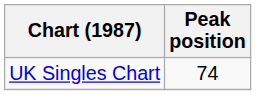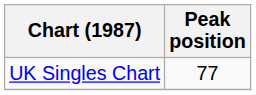(207, 73) 74 -> (207, 73) 77
